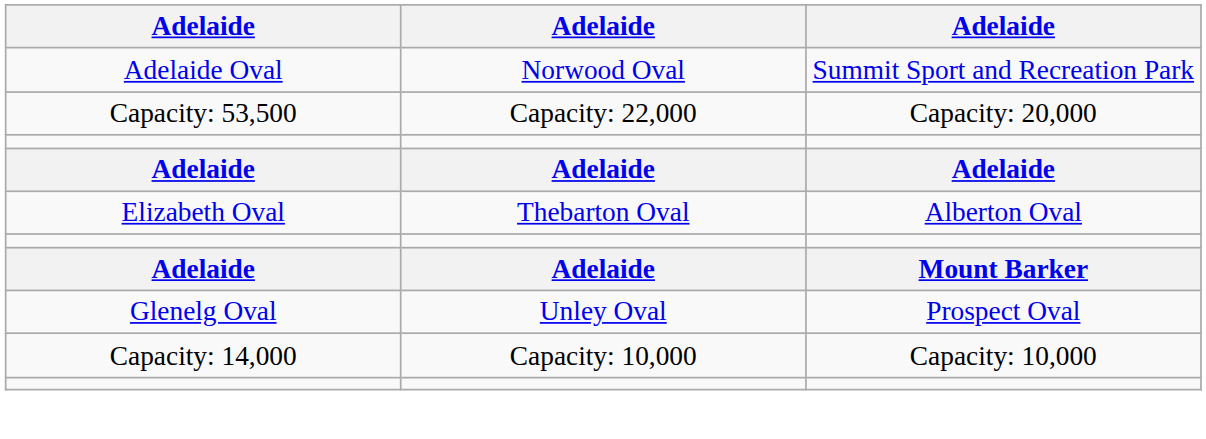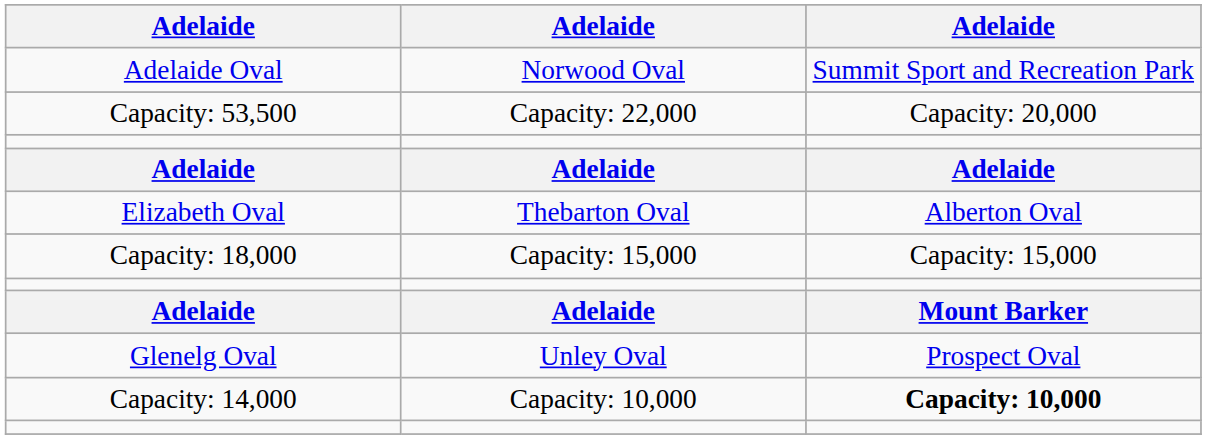+ row: (203, 255)
(1003, 355) normal -> (1003, 398) bold
